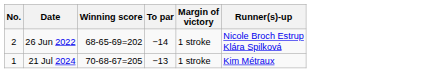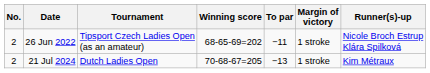+ column: (137, 17)
(160, 41) −14 -> (280, 41) −11
(14, 61) 1 -> (14, 61) 2
